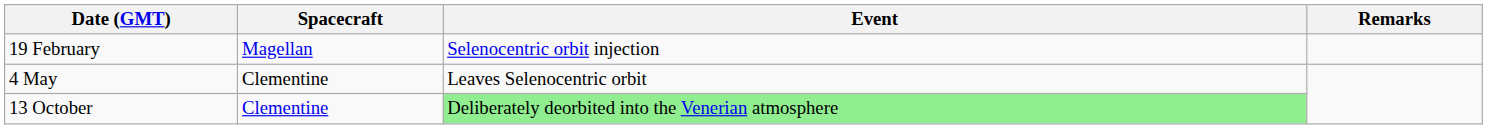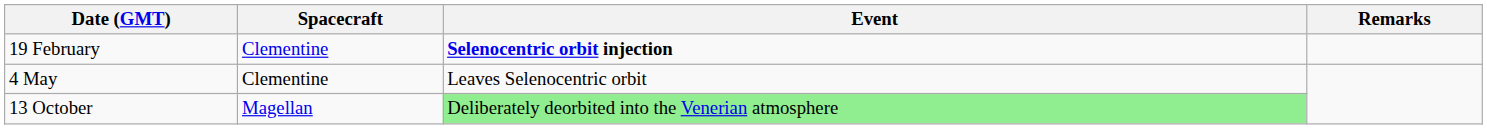(277, 49) Magellan -> (285, 49) Clementine
(553, 49) normal -> (560, 49) bold
(285, 108) Clementine -> (277, 108) Magellan
